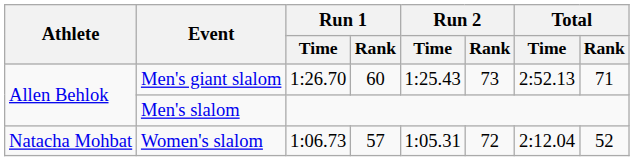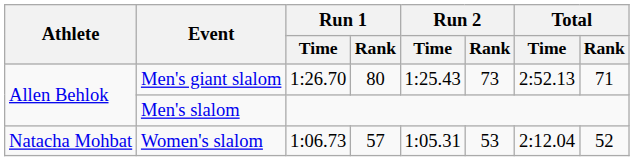(375, 79) 60 -> (375, 79) 80
(490, 141) 72 -> (490, 141) 53
